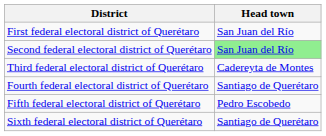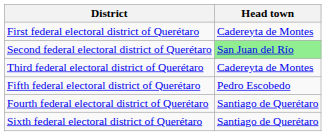(255, 31) San Juan del Río -> (265, 31) Cadereyta de Montes
rows swapped: (108, 85) <-> (104, 103)
